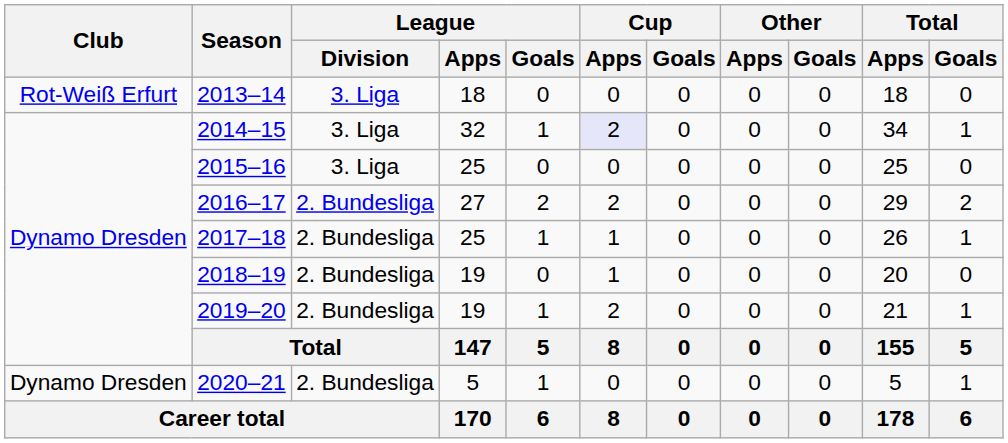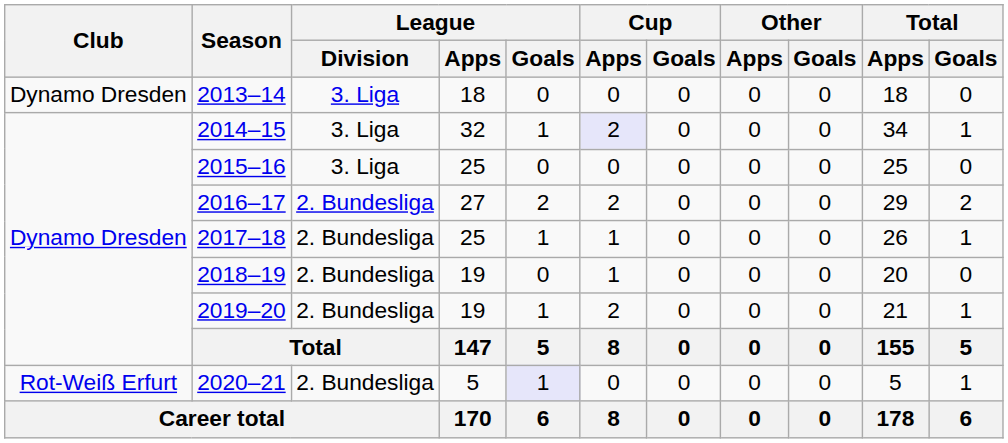(98, 94) Rot-Weiß Erfurt -> (98, 94) Dynamo Dresden
(98, 382) Dynamo Dresden -> (98, 382) Rot-Weiß Erfurt
(543, 382) no background -> (543, 382) lavender background
